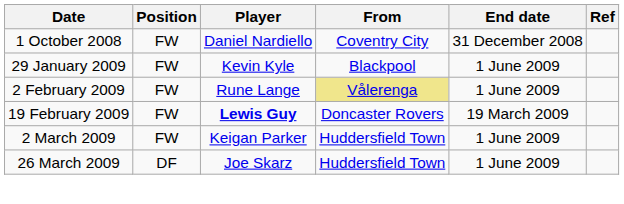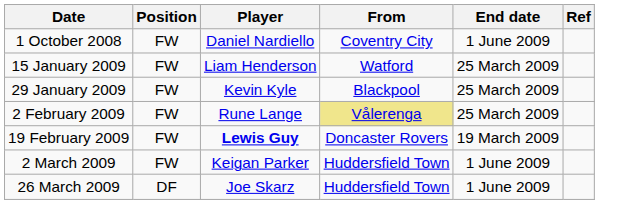(518, 41) 31 December 2008 -> (508, 41) 1 June 2009
+ row: (69, 65)
(518, 65) 1 June 2009 -> (508, 90) 25 March 2009
(518, 90) 1 June 2009 -> (508, 114) 25 March 2009
